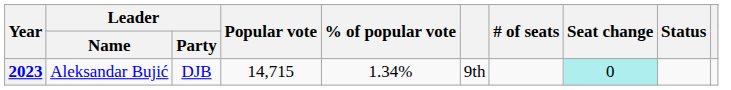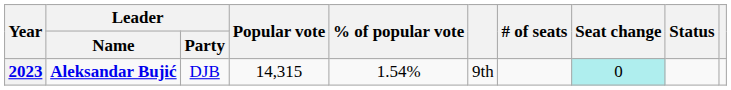(109, 71) normal -> (113, 71) bold
(271, 71) 14,715 -> (279, 71) 14,315
(390, 71) 1.34% -> (399, 71) 1.54%
